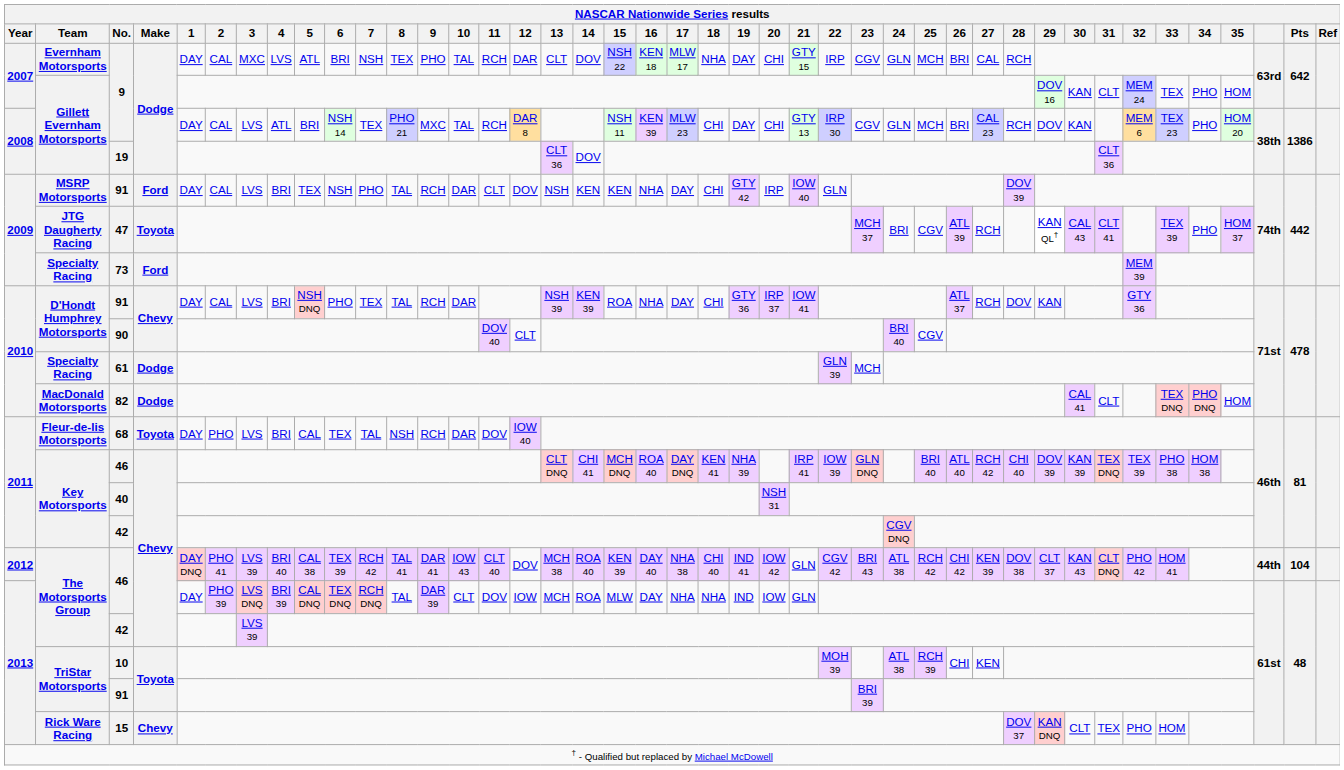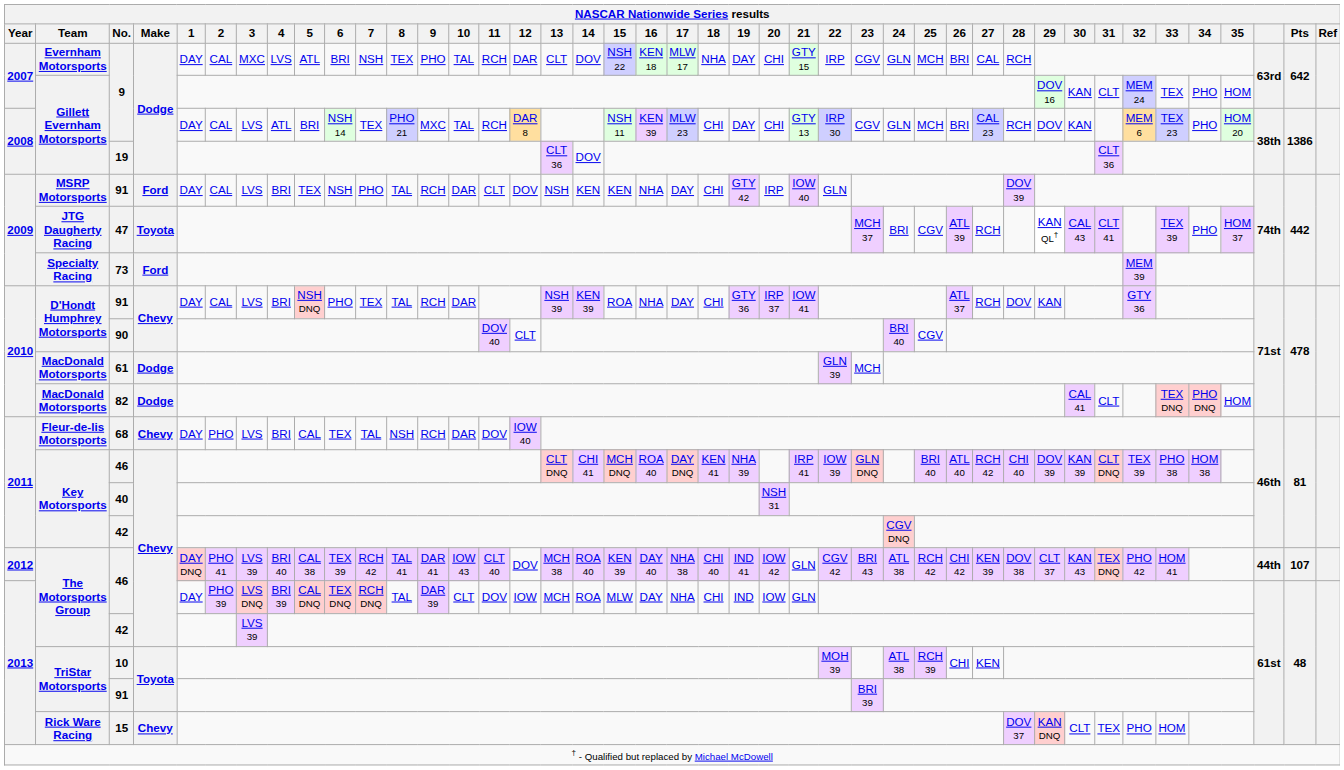(73, 368) Specialty Racing -> (73, 368) MacDonald Motorsports
(155, 433) Toyota -> (155, 433) Chevy
(1109, 466) TEX DNQ -> (1109, 466) CLT DNQ
(1109, 564) CLT DNQ -> (1109, 564) TEX DNQ
(1300, 564) 104 -> (1300, 564) 107
(714, 597) NHA -> (714, 597) CHI
